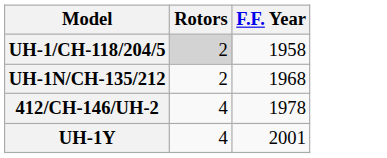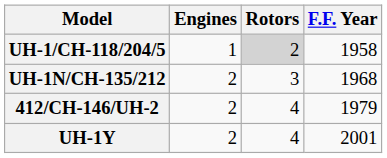+ column: (206, 19)
(223, 78) 2 -> (295, 78) 3
(287, 108) 1978 -> (359, 108) 1979
